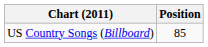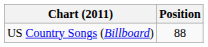(180, 33) 85 -> (180, 33) 88
